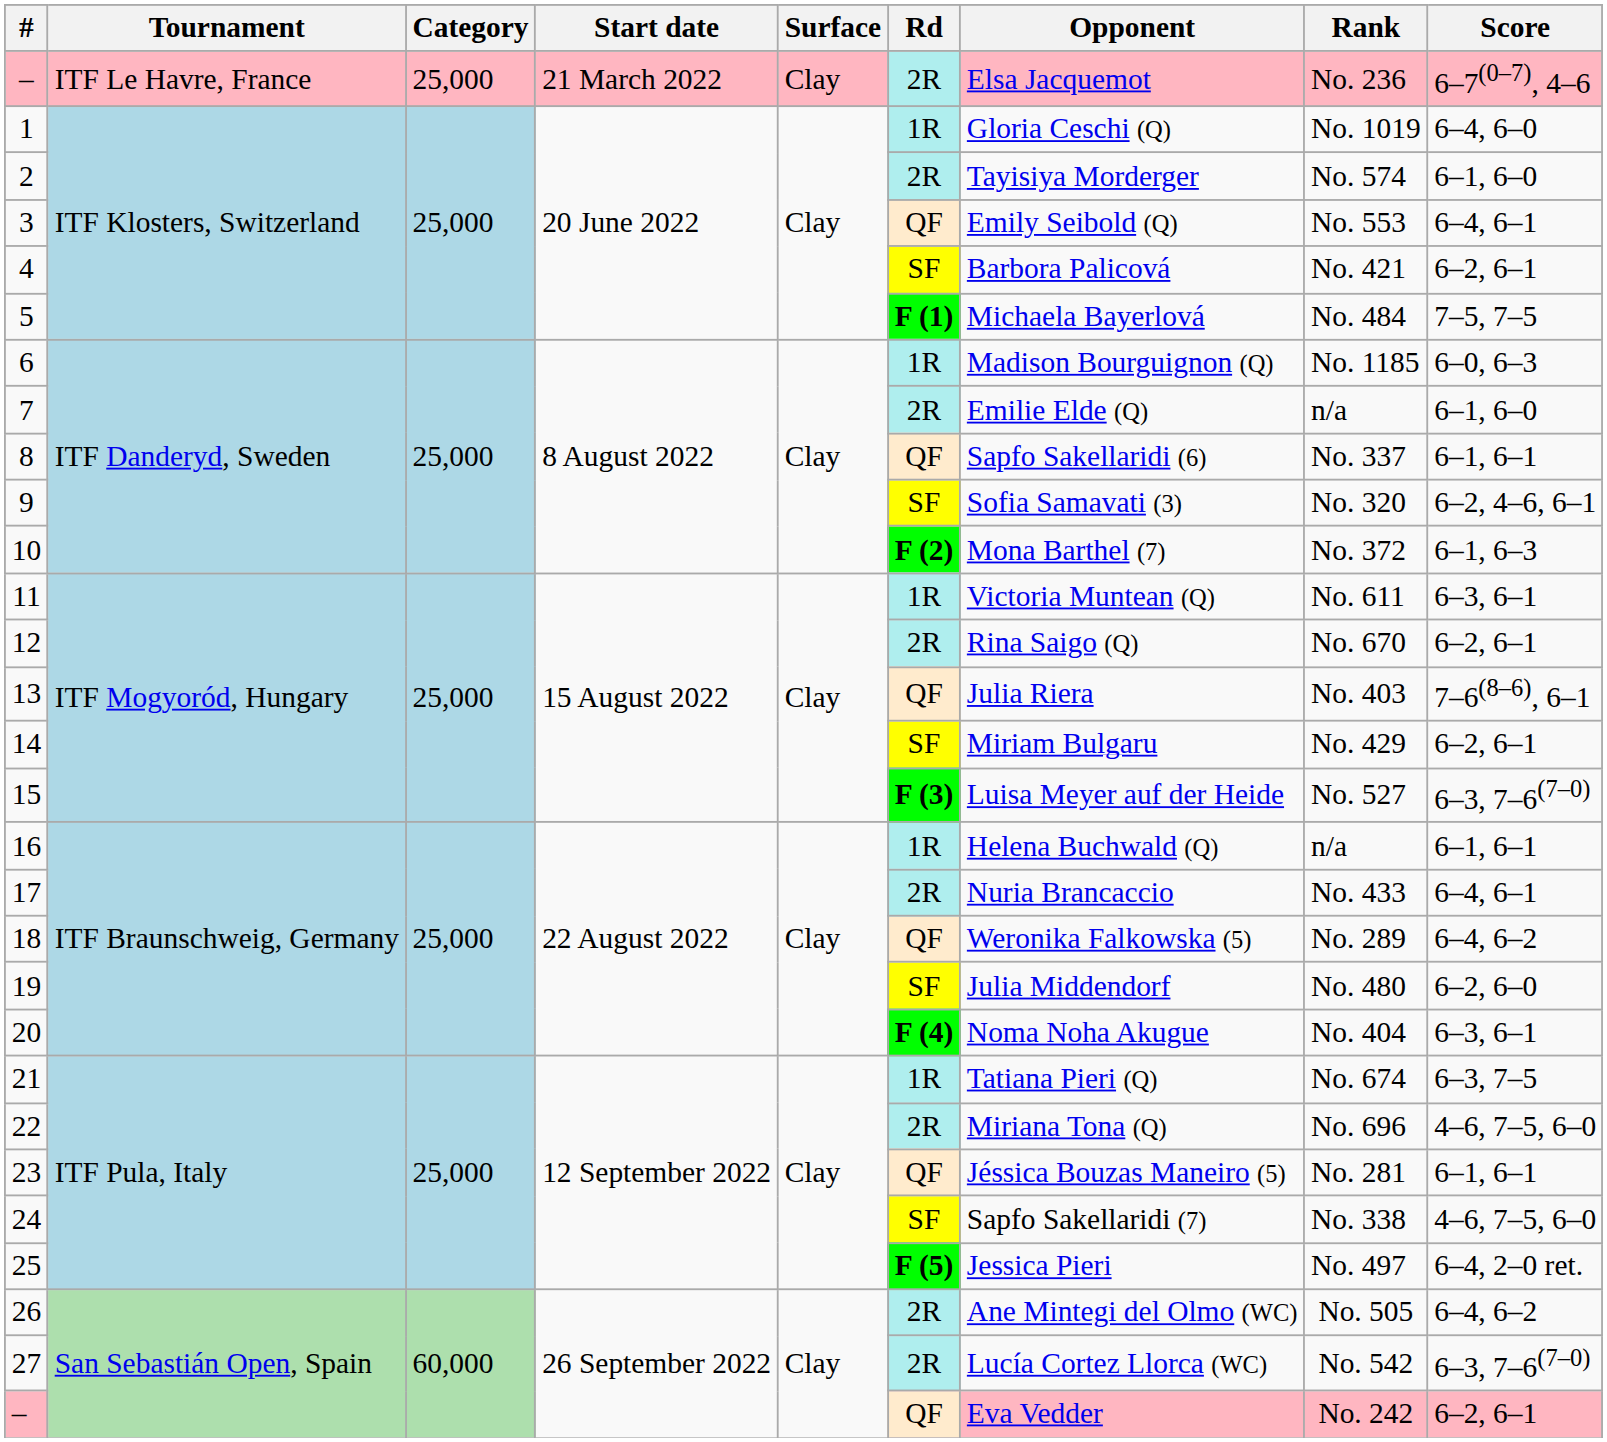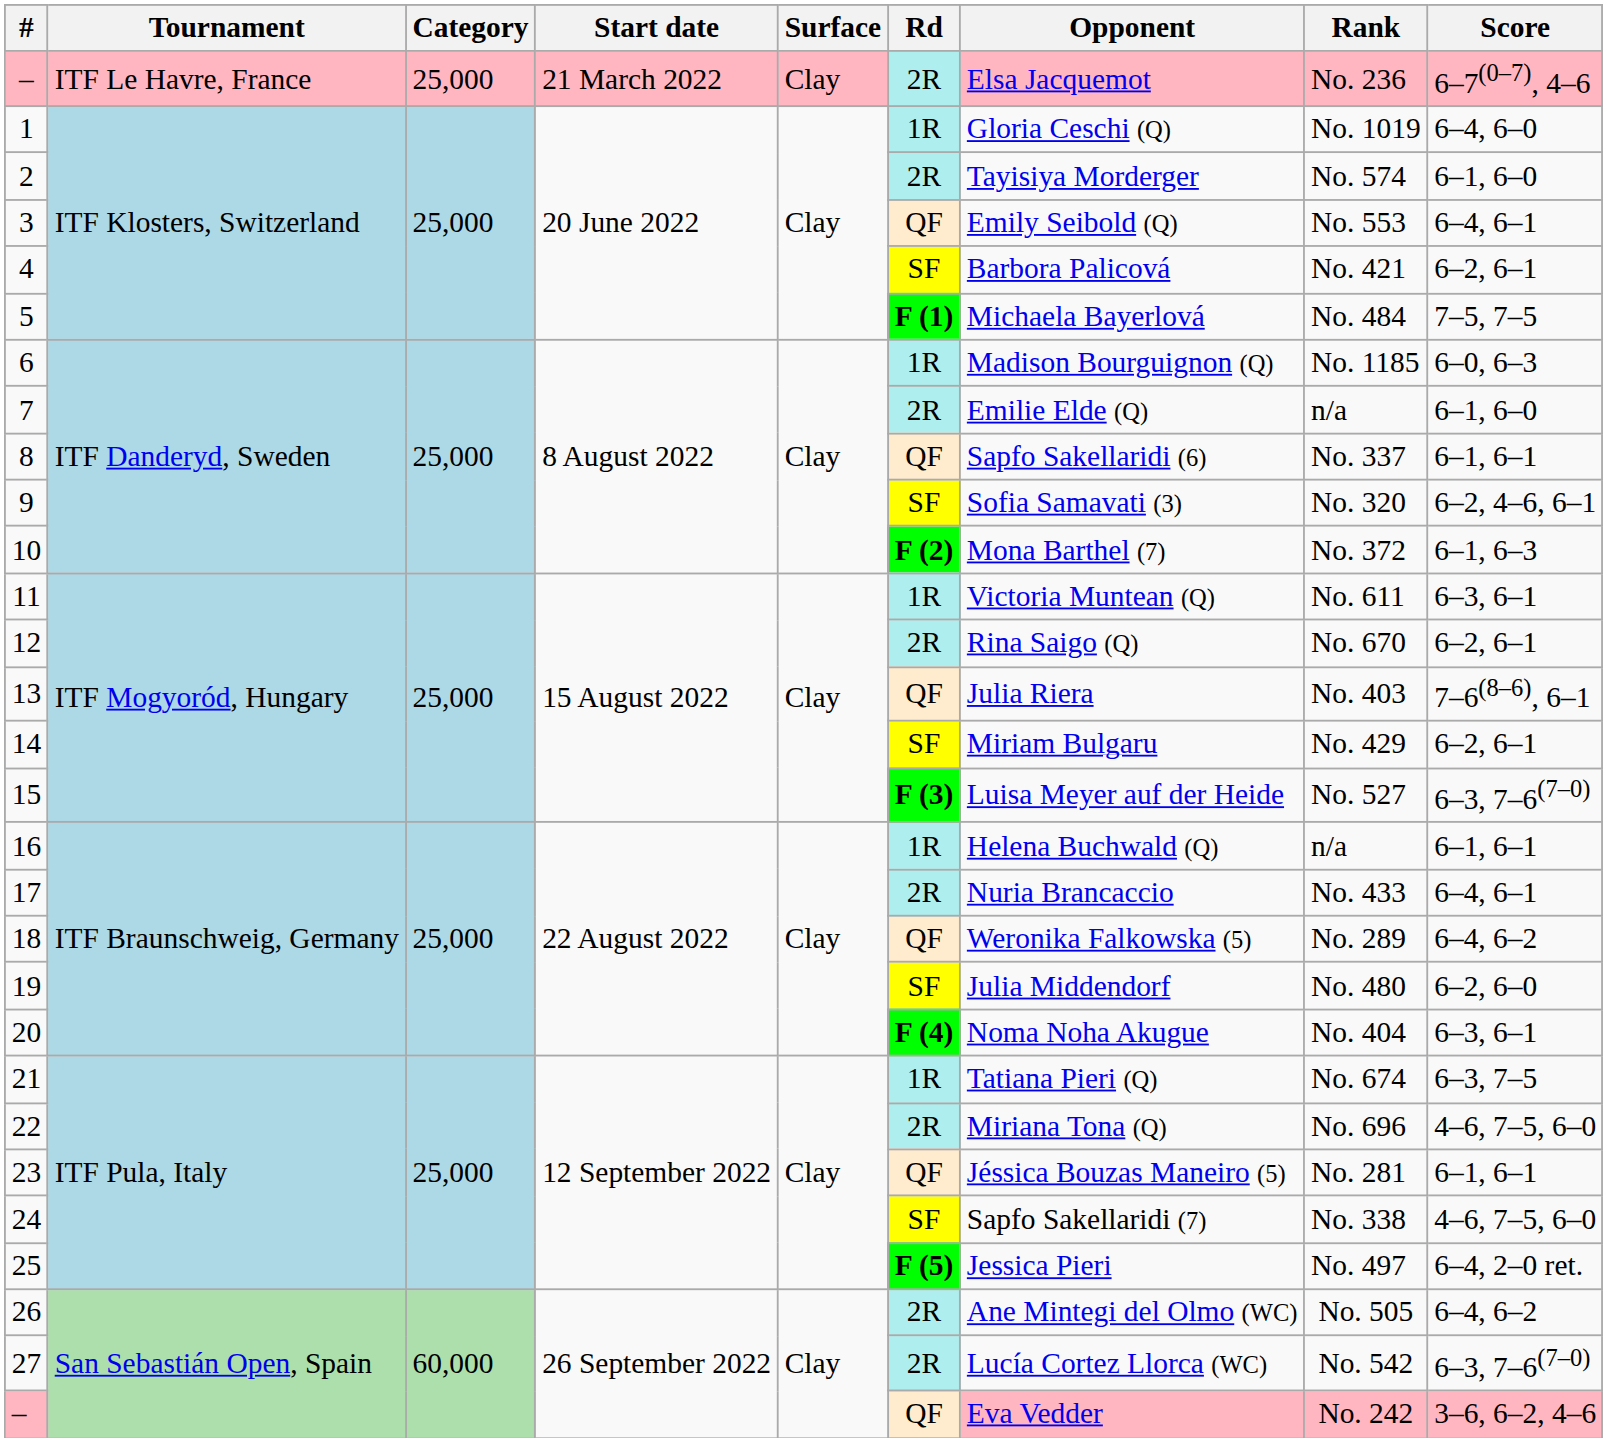(1486, 1413) 6–2, 6–1 -> (1515, 1413) 3–6, 6–2, 4–6
